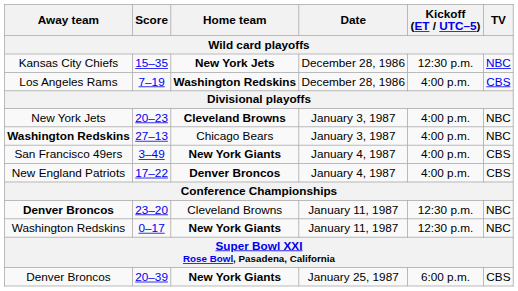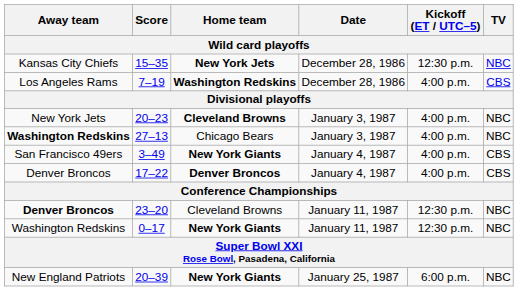(68, 172) New England Patriots -> (68, 172) Denver Broncos
(68, 277) Denver Broncos -> (68, 277) New England Patriots
(498, 277) CBS -> (498, 277) NBC
